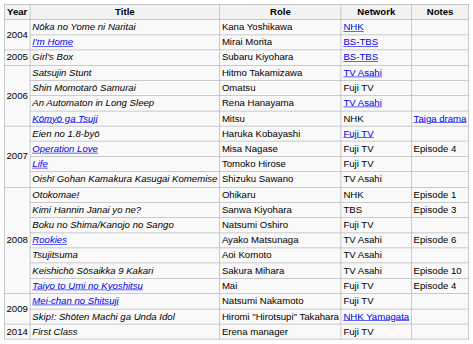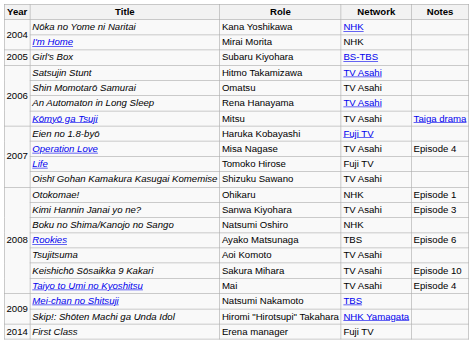(361, 42) BS-TBS -> (354, 42) NHK
(359, 88) Fuji TV -> (363, 88) TV Asahi
(354, 118) NHK -> (363, 118) TV Asahi
(359, 149) Fuji TV -> (363, 149) TV Asahi
(353, 210) TBS -> (363, 210) TV Asahi
(359, 225) Fuji TV -> (354, 225) NHK
(363, 240) TV Asahi -> (353, 240) TBS
(359, 286) Fuji TV -> (363, 286) TV Asahi
(359, 301) Fuji TV -> (353, 301) TBS
